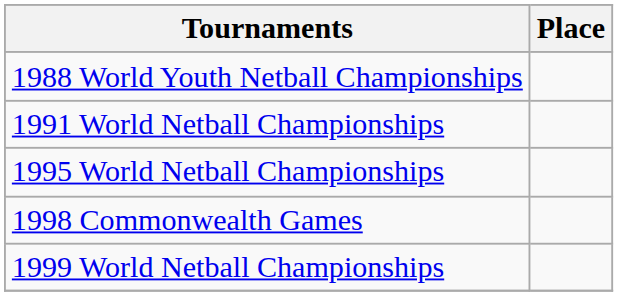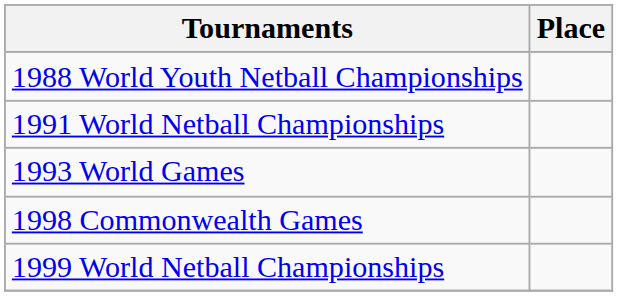+ row: (128, 171)
- row: (228, 171)
